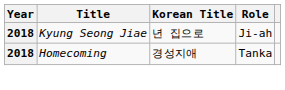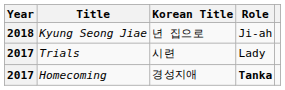+ row: (60, 54)
(21, 54) 2018 -> (21, 75) 2017
(255, 54) normal -> (255, 75) bold
